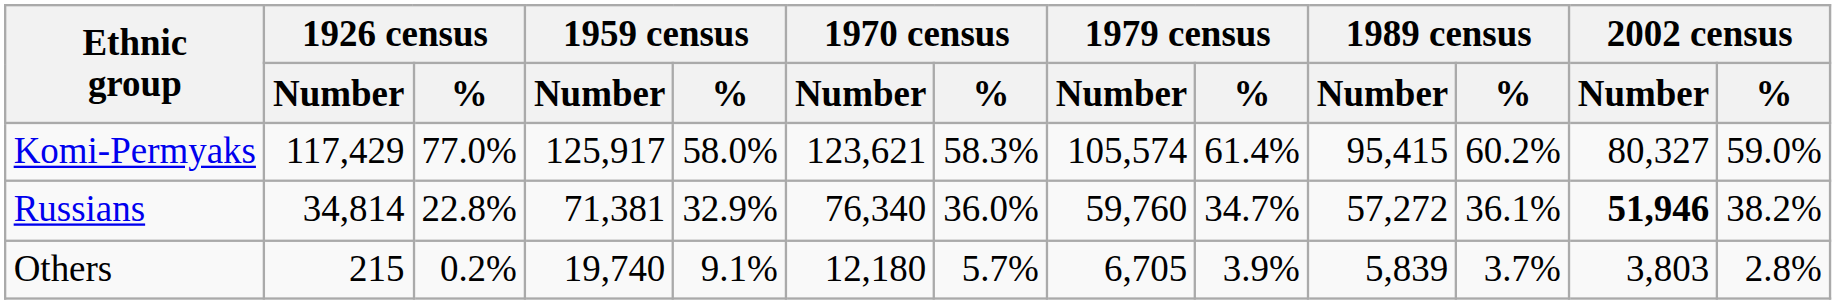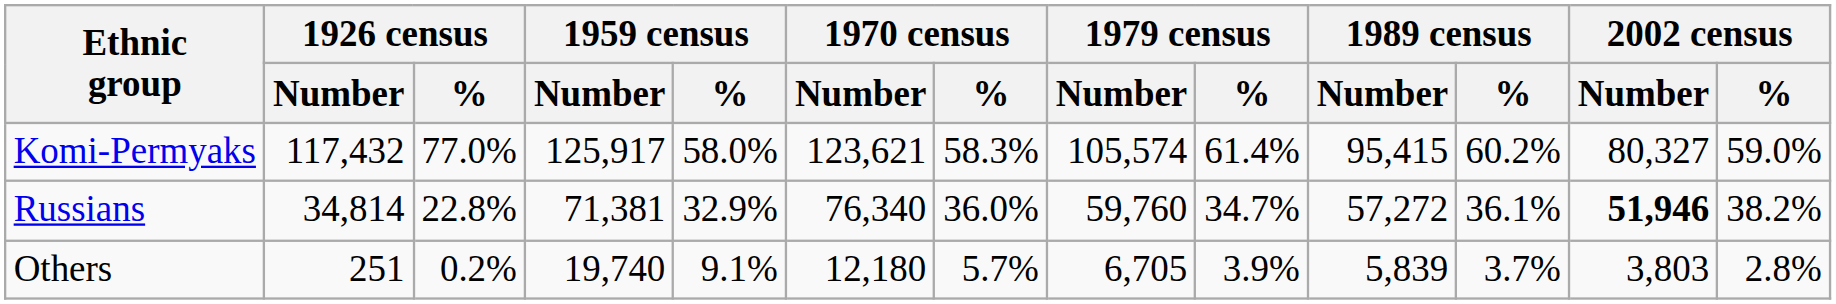(345, 151) 117,429 -> (345, 151) 117,432
(377, 268) 215 -> (377, 268) 251
